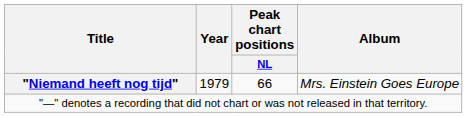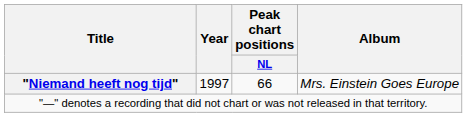(214, 83) 1979 -> (214, 83) 1997
